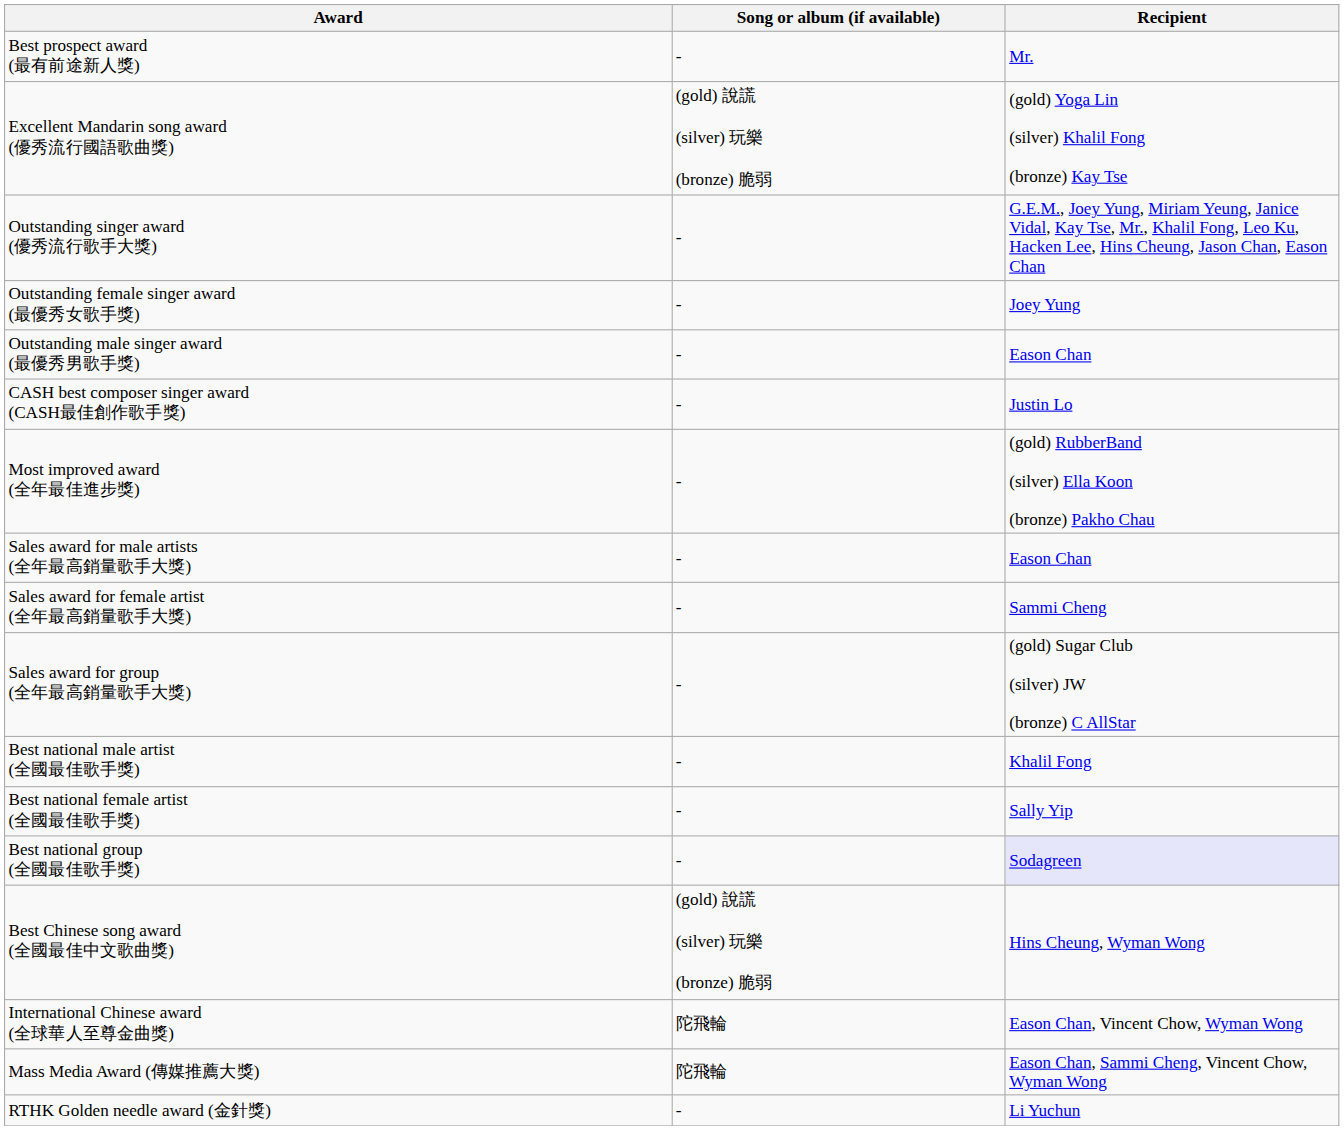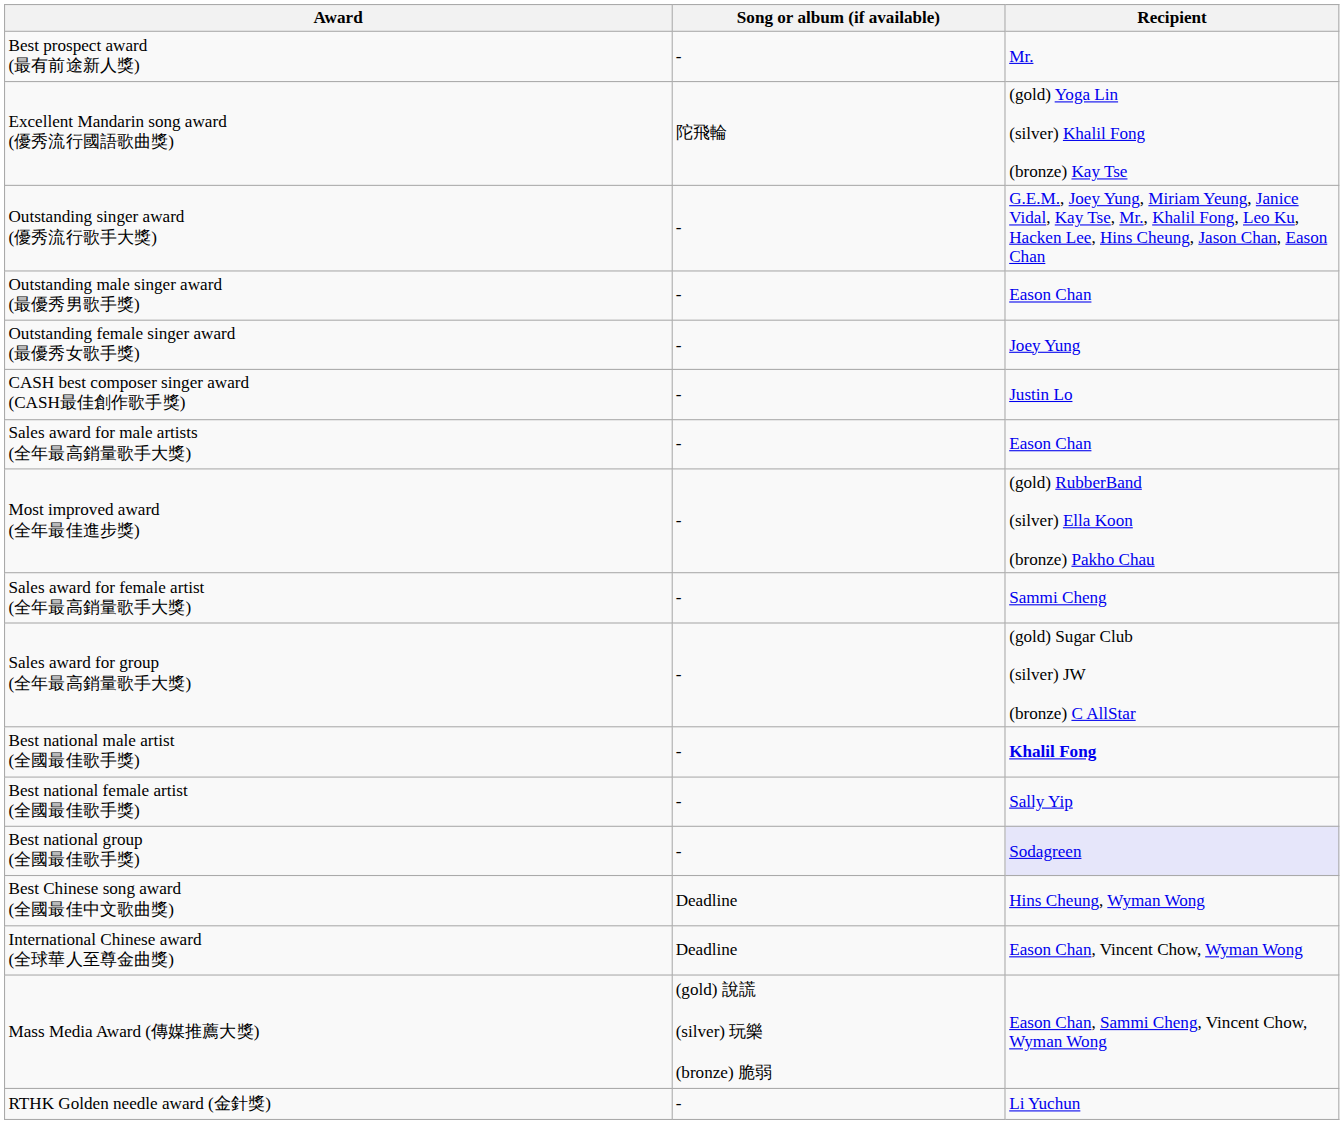(724, 137) (gold) 說謊 (silver) 玩樂 (bronze) 脆弱 -> (701, 132) 陀飛輪
rows swapped: (122, 303) <-> (115, 353)
rows swapped: (84, 479) <-> (103, 556)
(1050, 761) normal -> (1053, 751) bold
(724, 941) (gold) 說謊 (silver) 玩樂 (bronze) 脆弱 -> (707, 900) Deadline
(701, 1023) 陀飛輪 -> (707, 950) Deadline
(701, 1071) 陀飛輪 -> (724, 1031) (gold) 說謊 (silver) 玩樂 (bronze) 脆弱
